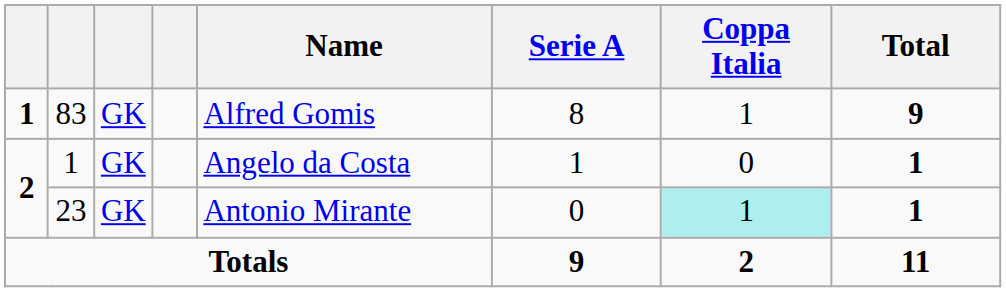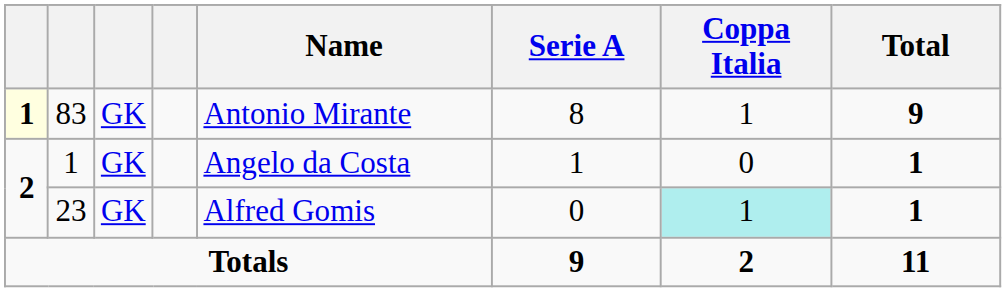(27, 113) no background -> (27, 113) lightyellow background
(289, 113) Alfred Gomis -> (307, 113) Antonio Mirante
(307, 211) Antonio Mirante -> (289, 211) Alfred Gomis
